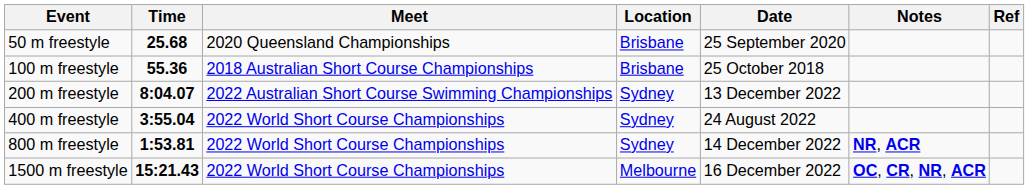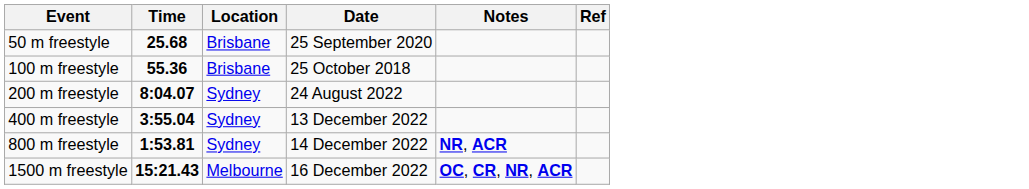- column: (409, 17)
(772, 94) 13 December 2022 -> (346, 94) 24 August 2022
(760, 119) 24 August 2022 -> (359, 119) 13 December 2022
